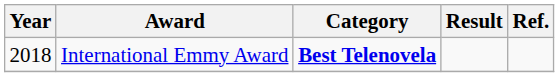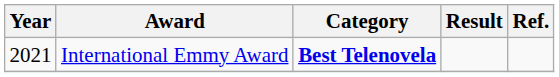(30, 54) 2018 -> (30, 54) 2021
